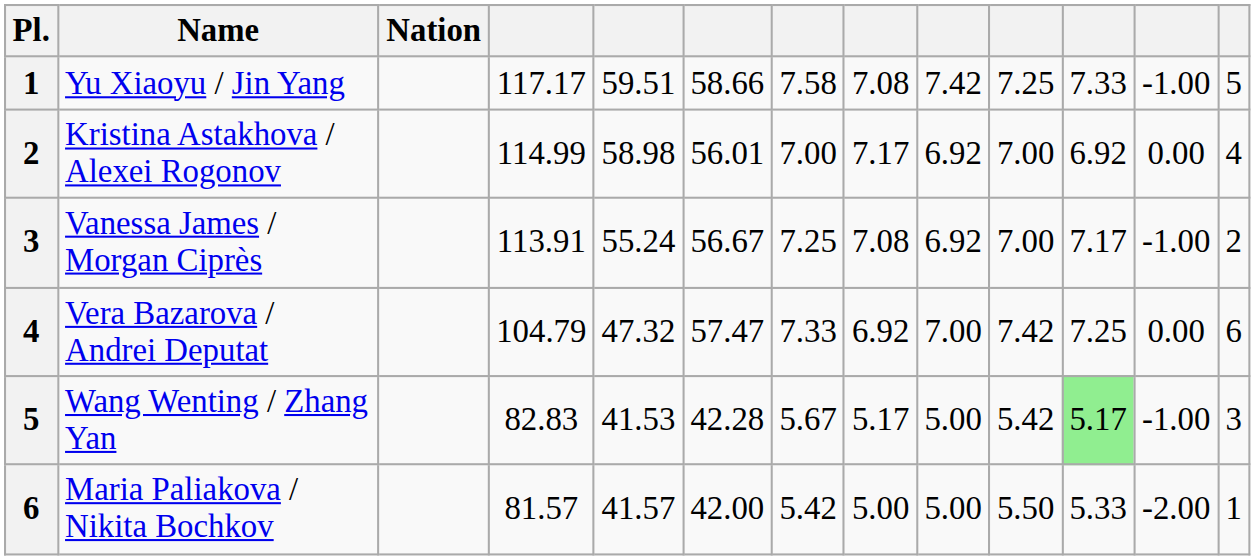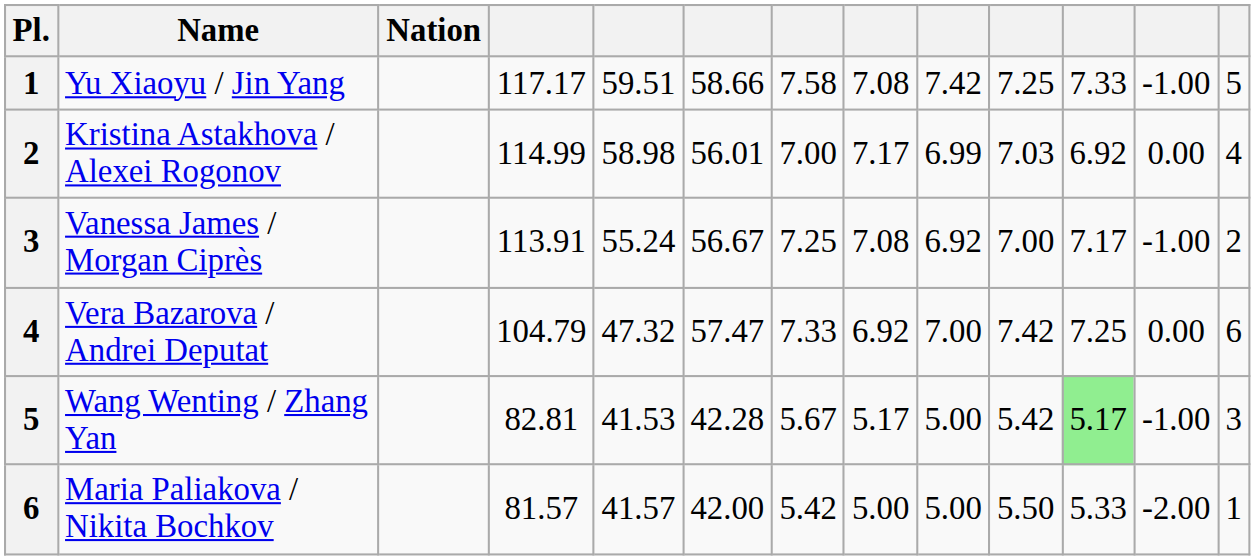(953, 152) 6.92 -> (953, 152) 6.99
(1026, 152) 7.00 -> (1026, 152) 7.03
(541, 419) 82.83 -> (541, 419) 82.81
